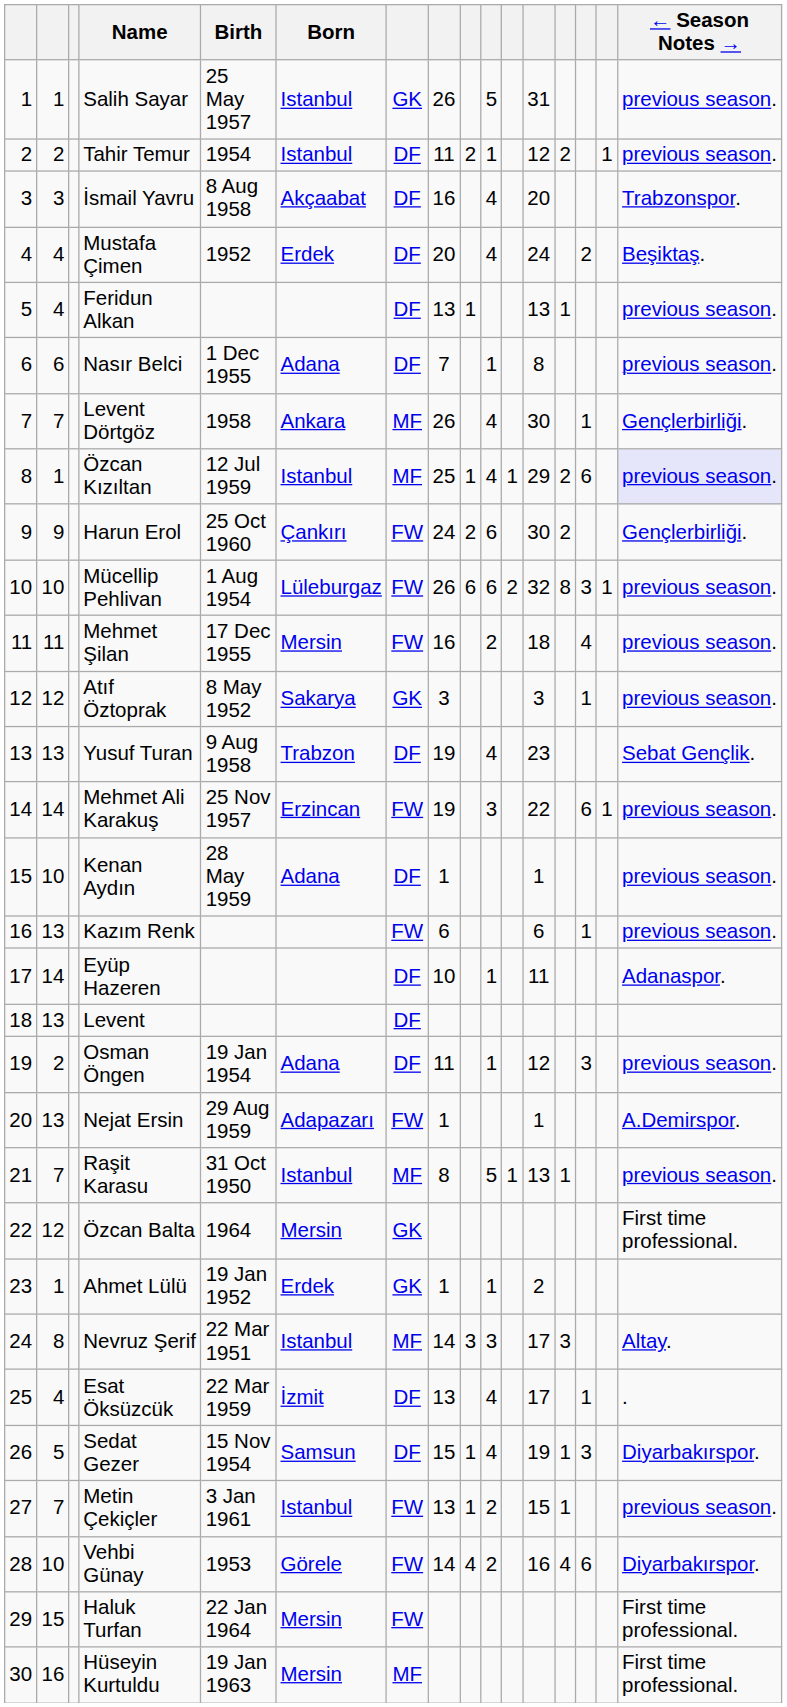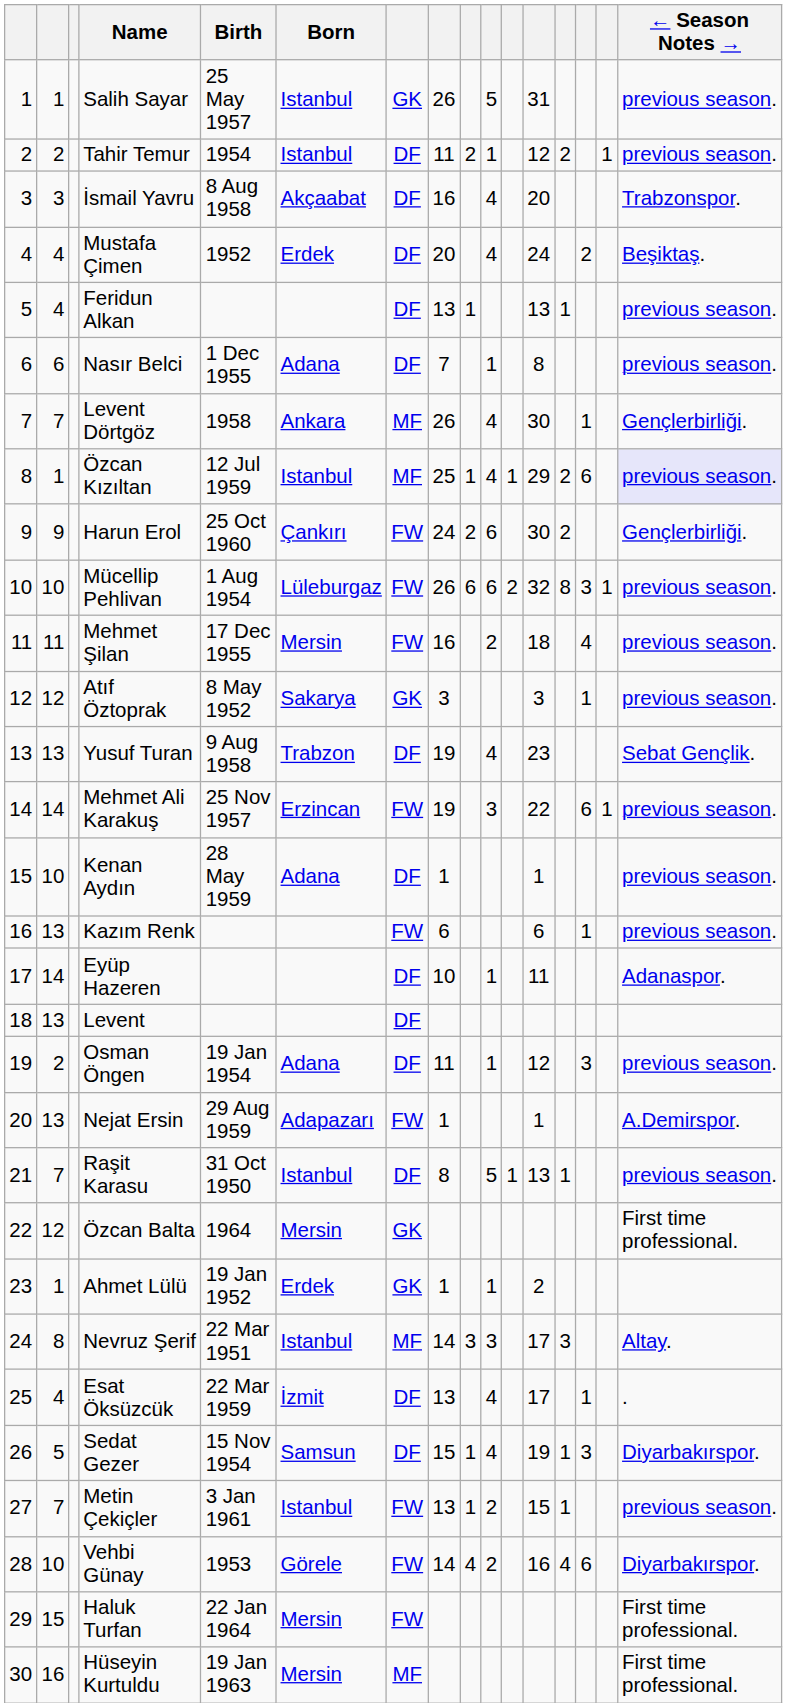(407, 1175) MF -> (407, 1175) DF
